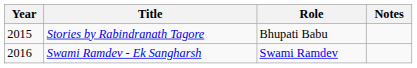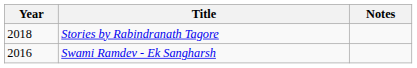- column: (311, 14)
(20, 33) 2015 -> (20, 33) 2018
